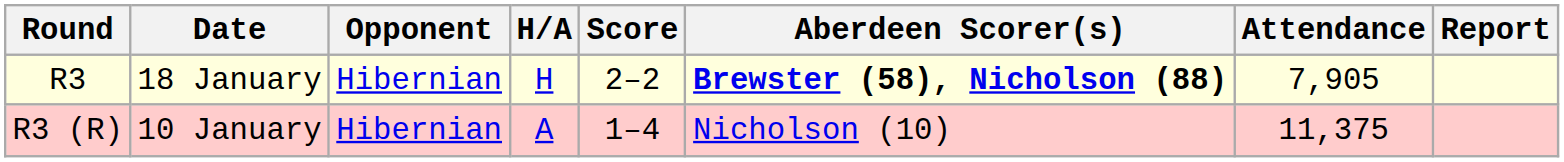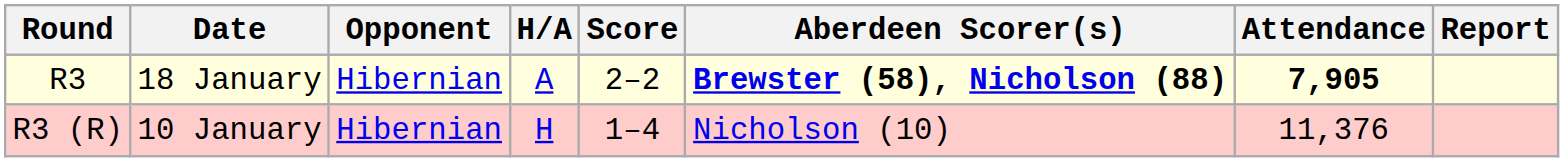(544, 80) H -> (544, 80) A
(1334, 80) normal -> (1334, 80) bold
(544, 130) A -> (544, 130) H
(1334, 130) 11,375 -> (1334, 130) 11,376
